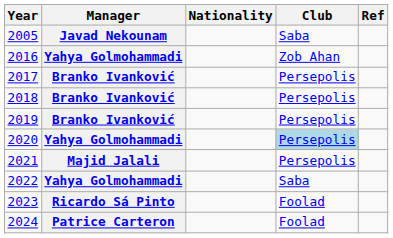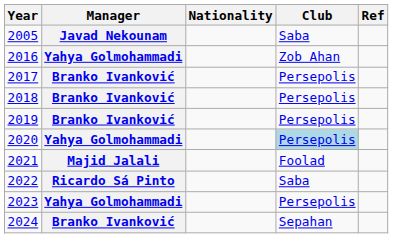(317, 160) Persepolis -> (302, 160) Foolad
(113, 181) Yahya Golmohammadi -> (113, 181) Ricardo Sá Pinto
(113, 202) Ricardo Sá Pinto -> (113, 202) Yahya Golmohammadi
(302, 202) Foolad -> (317, 202) Persepolis
(113, 223) Patrice Carteron -> (113, 223) Branko Ivanković
(302, 223) Foolad -> (306, 223) Sepahan
